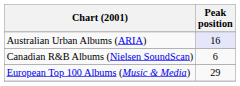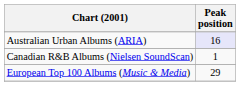(215, 56) 6 -> (215, 56) 1
